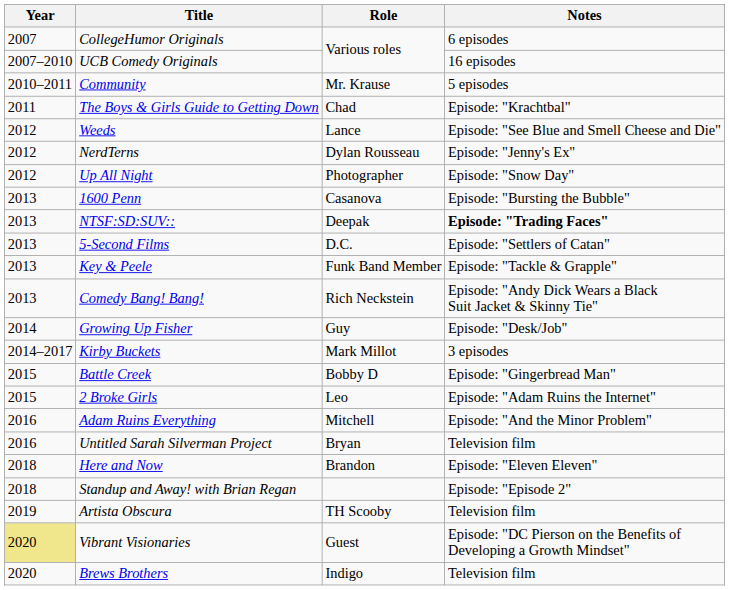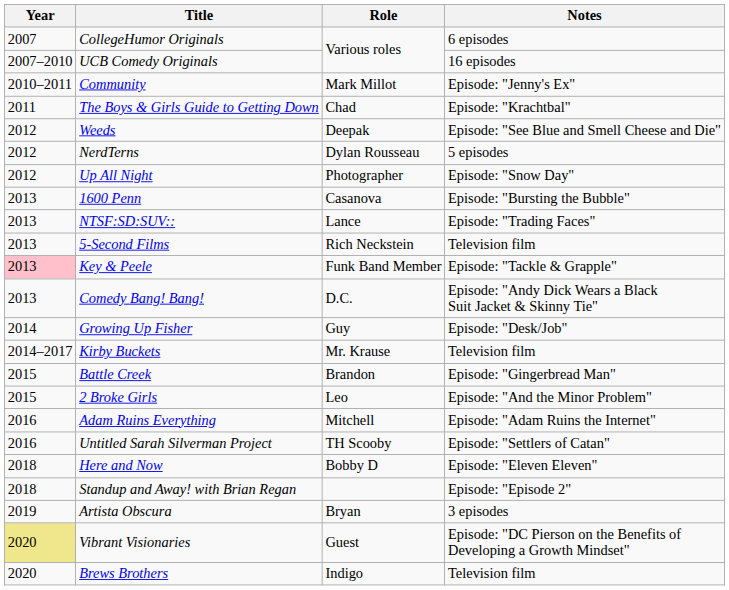(358, 84) Mr. Krause -> (361, 84) Mark Millot
(478, 84) 5 episodes -> (512, 84) Episode: "Jenny's Ex"
(343, 130) Lance -> (347, 130) Deepak
(512, 152) Episode: "Jenny's Ex" -> (478, 152) 5 episodes
(347, 221) Deepak -> (343, 221) Lance
(528, 221) bold -> (522, 221) normal
(339, 244) D.C. -> (370, 244) Rich Neckstein
(529, 244) Episode: "Settlers of Catan" -> (492, 244) Television film
(22, 267) no background -> (22, 267) pink background
(370, 298) Rich Neckstein -> (339, 298) D.C.
(361, 351) Mark Millot -> (358, 351) Mr. Krause
(478, 351) 3 episodes -> (492, 351) Television film
(352, 374) Bobby D -> (350, 374) Brandon
(552, 397) Episode: "Adam Ruins the Internet" -> (550, 397) Episode: "And the Minor Problem"
(550, 420) Episode: "And the Minor Problem" -> (552, 420) Episode: "Adam Ruins the Internet"
(343, 443) Bryan -> (358, 443) TH Scooby
(492, 443) Television film -> (529, 443) Episode: "Settlers of Catan"
(350, 466) Brandon -> (352, 466) Bobby D
(358, 511) TH Scooby -> (343, 511) Bryan
(492, 511) Television film -> (478, 511) 3 episodes
